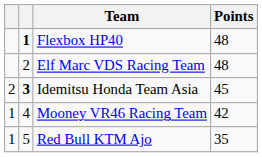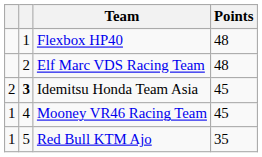(26, 40) bold -> (26, 40) normal
(221, 114) 42 -> (221, 114) 45
